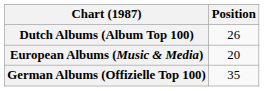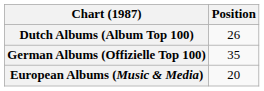rows swapped: (107, 55) <-> (107, 75)
